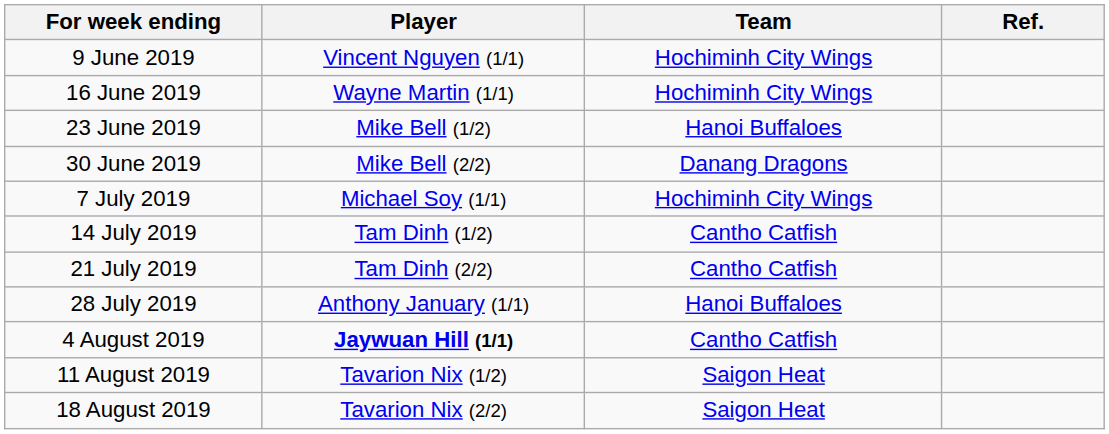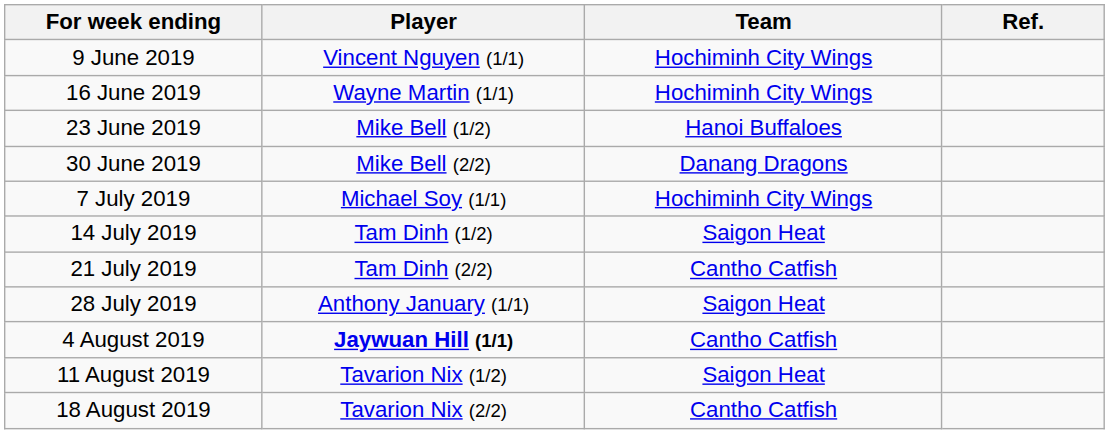(764, 233) Cantho Catfish -> (764, 233) Saigon Heat
(764, 304) Hanoi Buffaloes -> (764, 304) Saigon Heat
(764, 410) Saigon Heat -> (764, 410) Cantho Catfish
